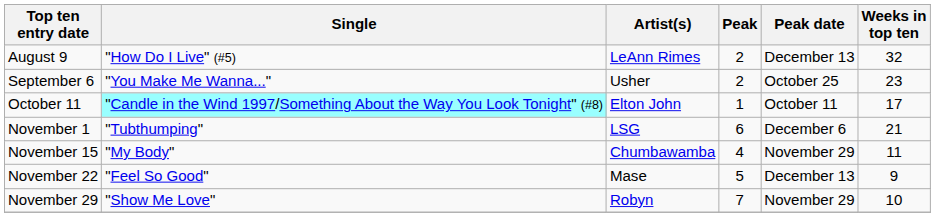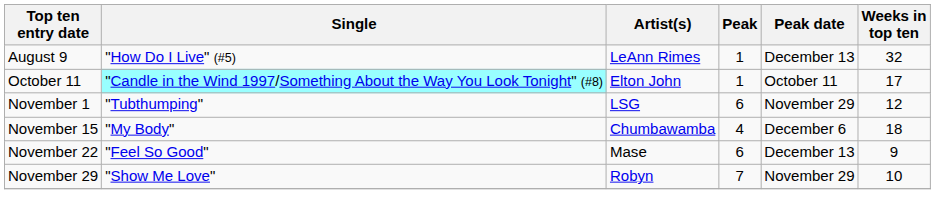(740, 57) 2 -> (740, 57) 1
- row: (51, 81)
(805, 128) December 6 -> (809, 104) November 29
(894, 128) 21 -> (894, 104) 12
(809, 152) November 29 -> (805, 128) December 6
(894, 152) 11 -> (894, 128) 18
(740, 176) 5 -> (740, 152) 6
